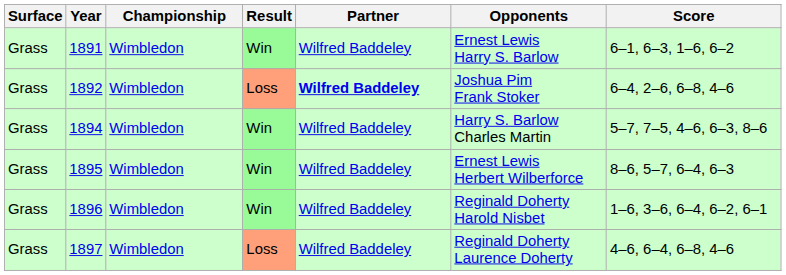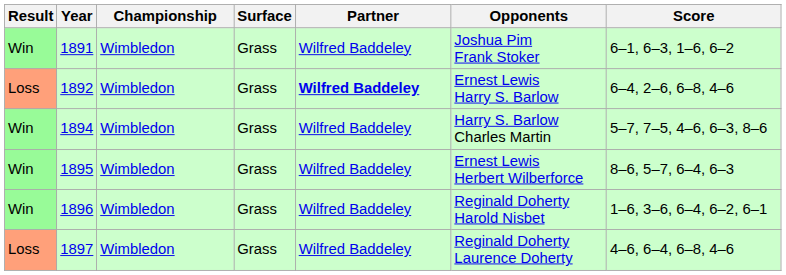columns swapped: (269, 16) <-> (35, 16)
(506, 48) Ernest Lewis Harry S. Barlow -> (497, 48) Joshua Pim Frank Stoker
(497, 88) Joshua Pim Frank Stoker -> (506, 88) Ernest Lewis Harry S. Barlow
